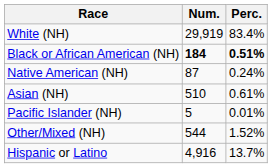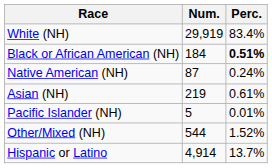(195, 53) bold -> (195, 53) normal
(195, 93) 510 -> (195, 93) 219
(201, 152) 4,916 -> (201, 152) 4,914
